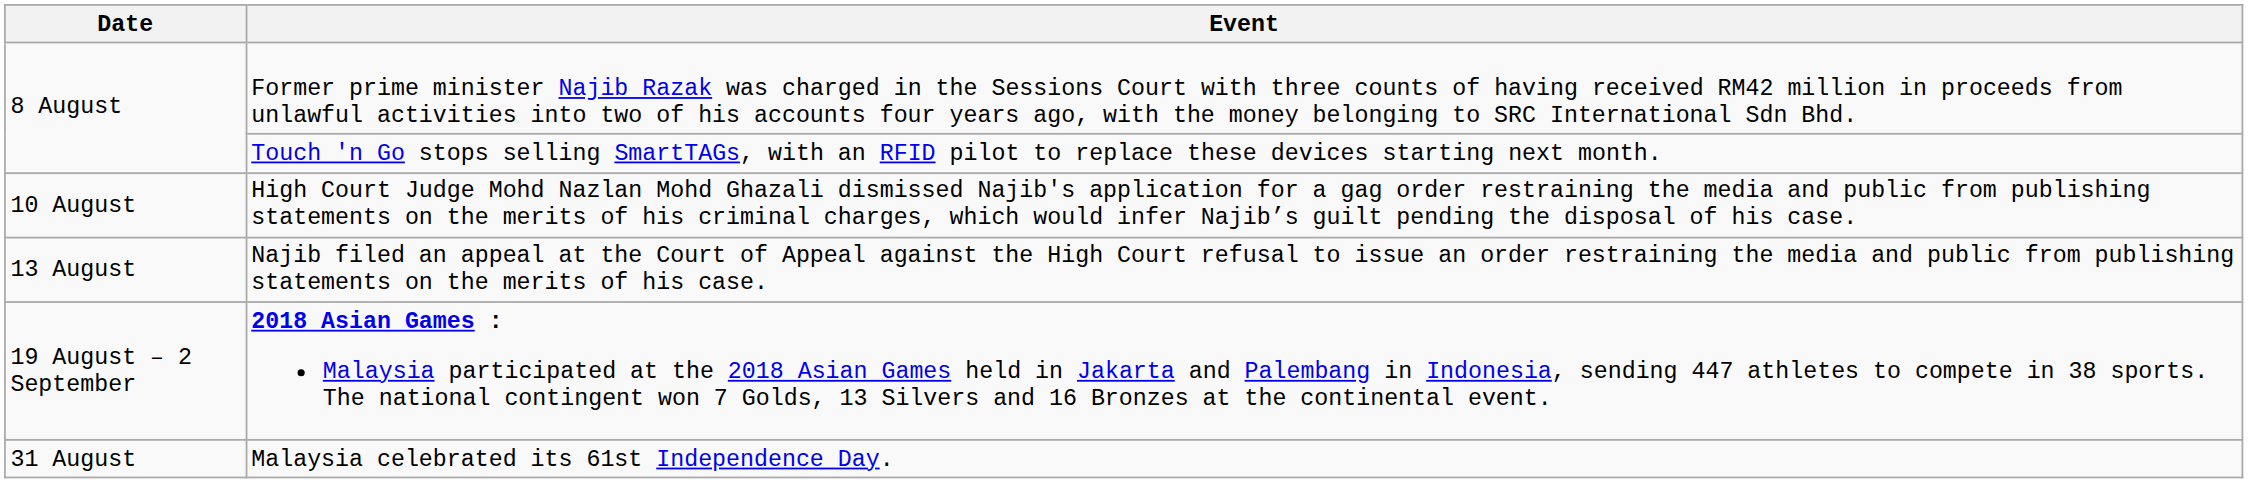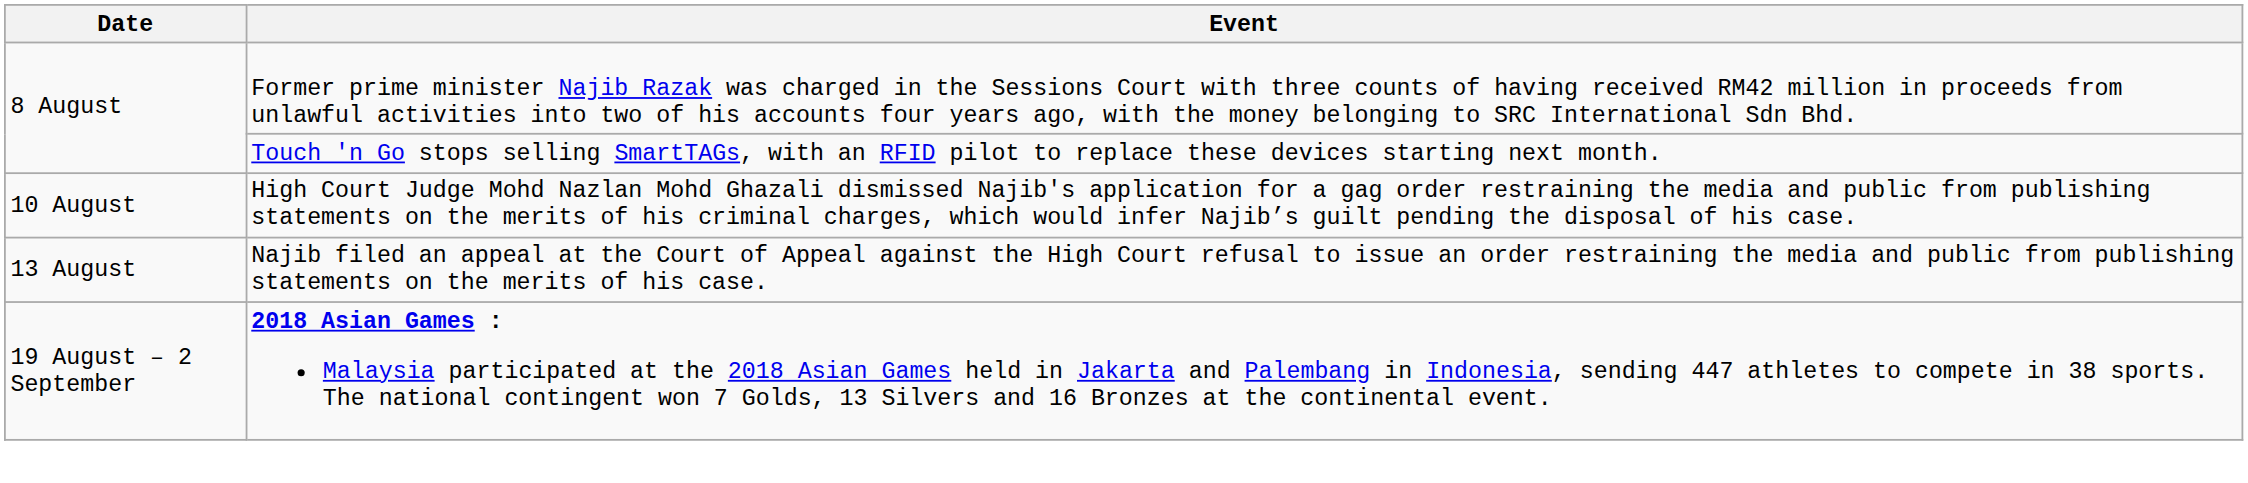- row: (572, 459)
